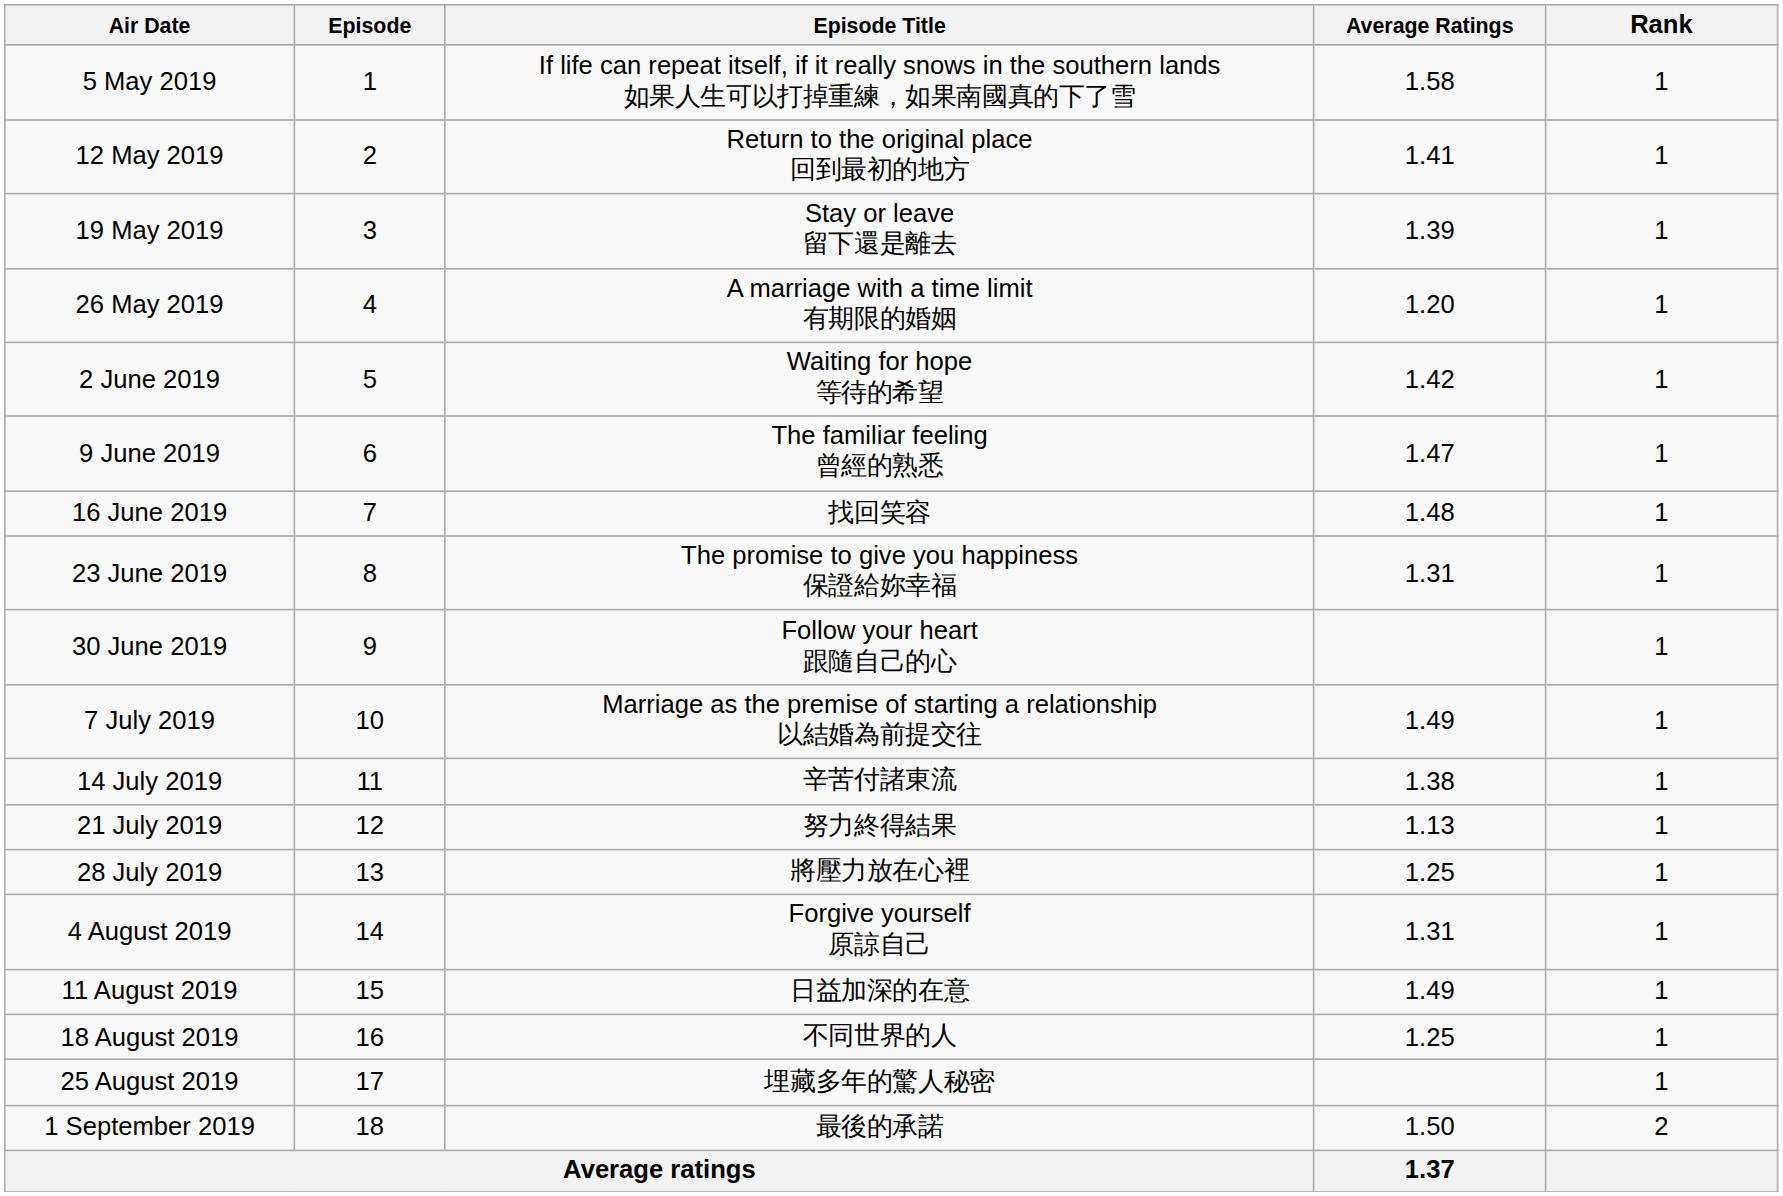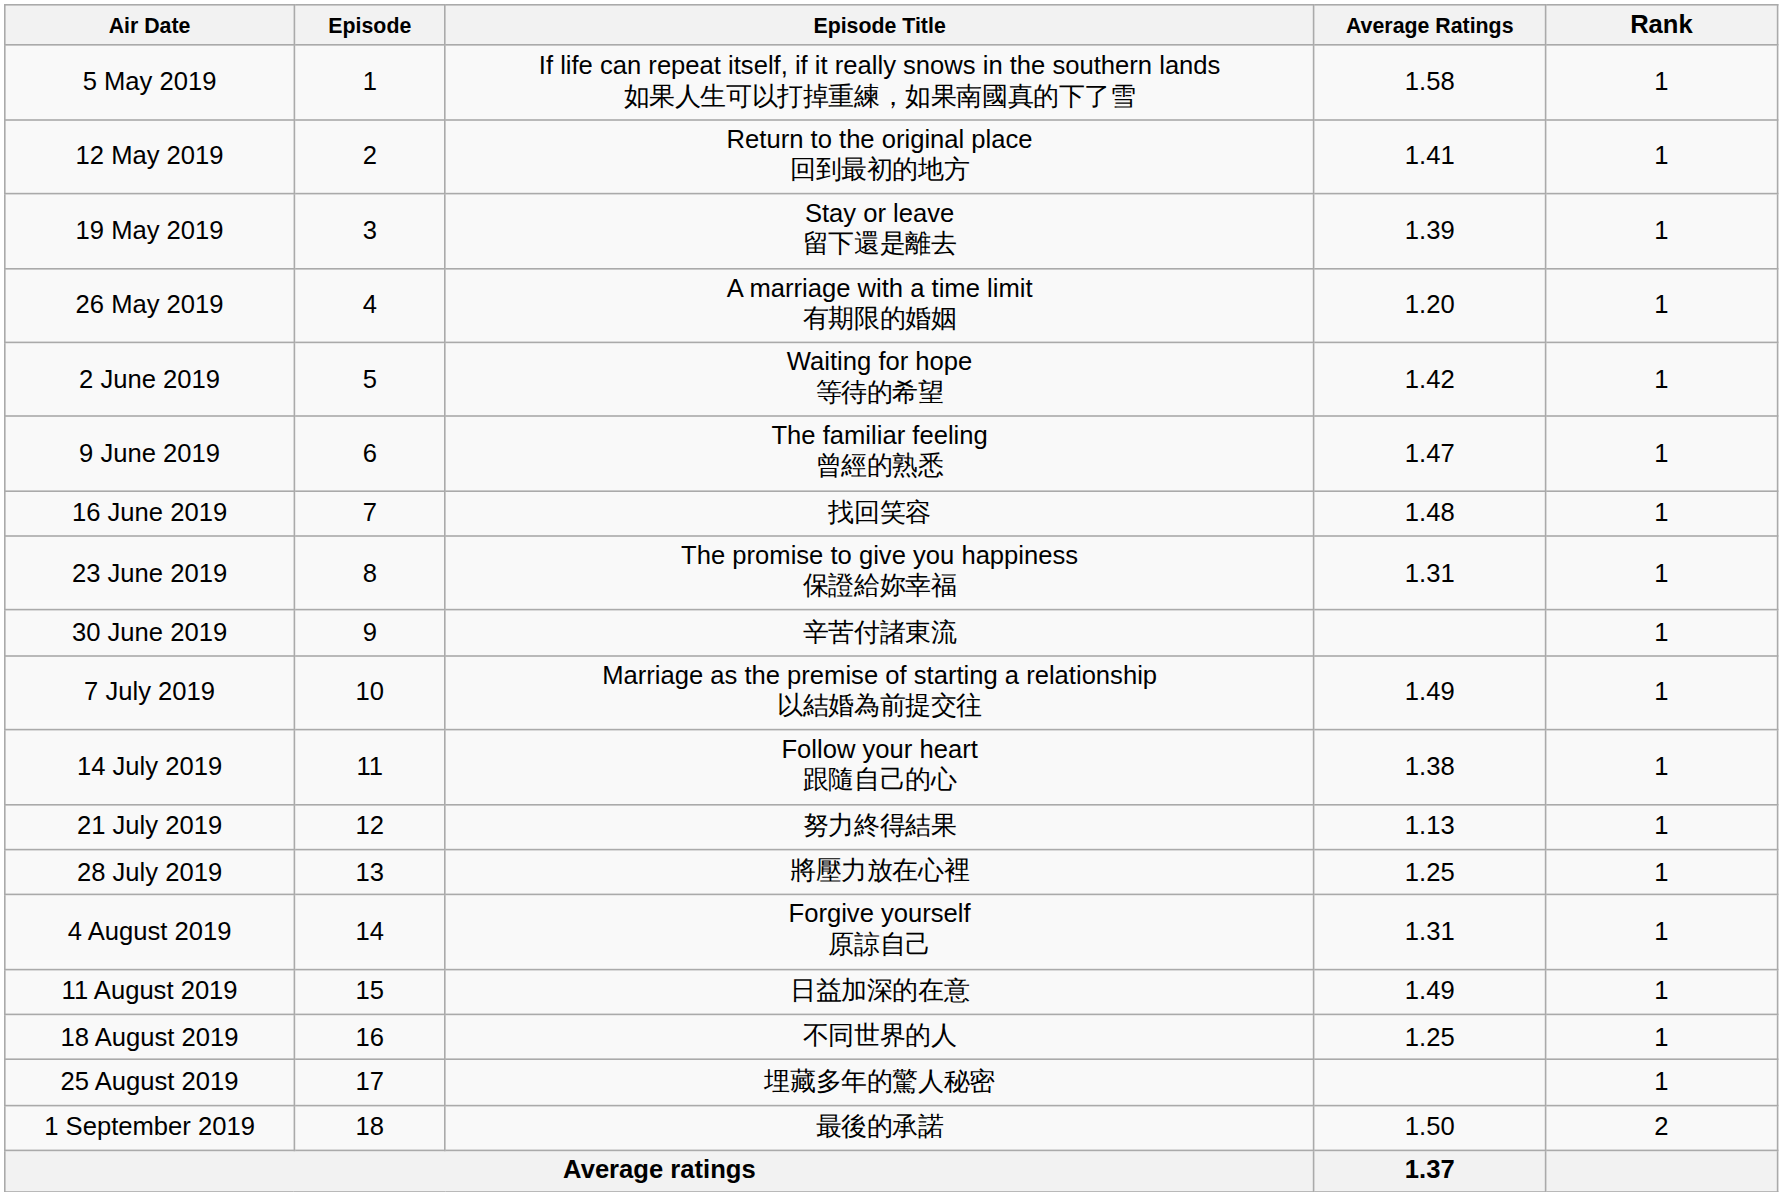(880, 645) Follow your heart 跟隨自己的心 -> (880, 631) 辛苦付諸東流
(880, 780) 辛苦付諸東流 -> (880, 764) Follow your heart 跟隨自己的心
